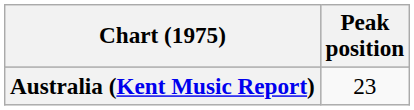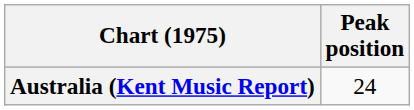(365, 85) 23 -> (365, 85) 24
